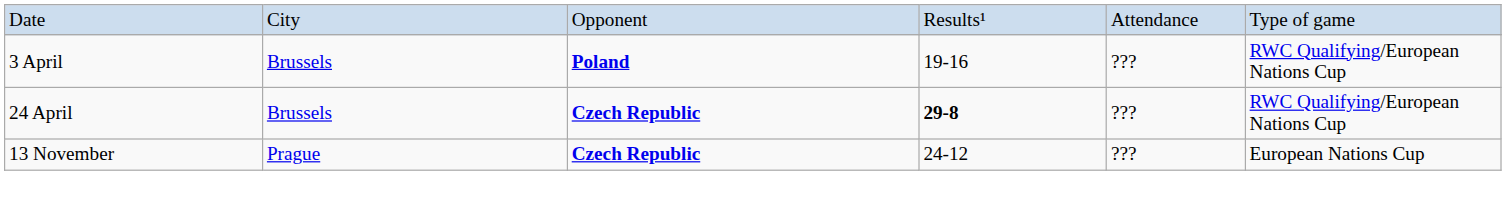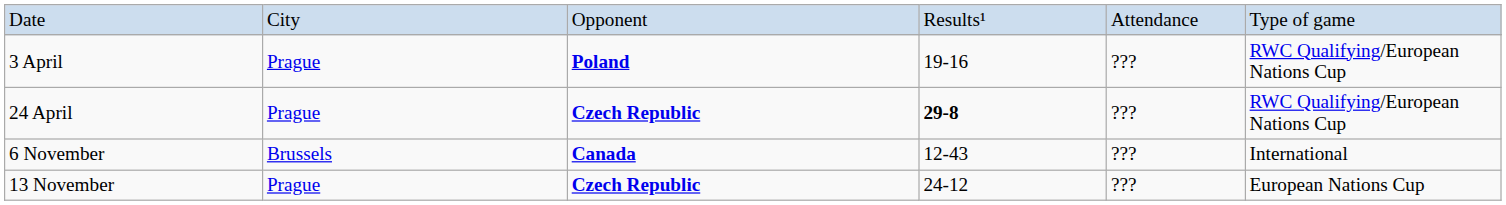(299, 60) Brussels -> (294, 60) Prague
(299, 113) Brussels -> (294, 113) Prague
+ row: (57, 154)
